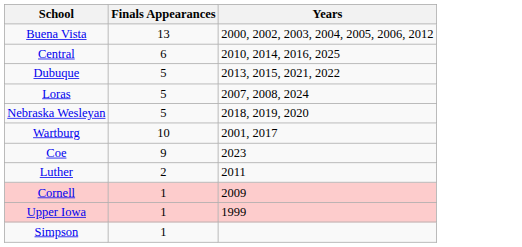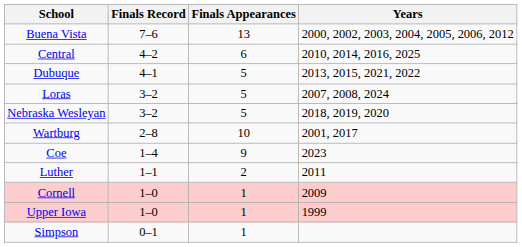+ column: (149, 14)
